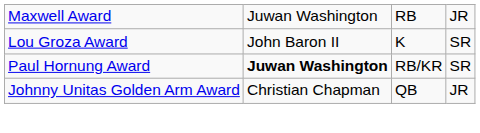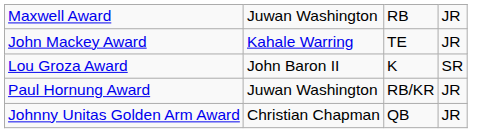+ row: (77, 41)
(317, 66) bold -> (312, 90) normal
(460, 66) SR -> (451, 90) JR
